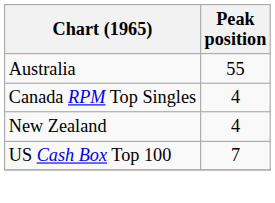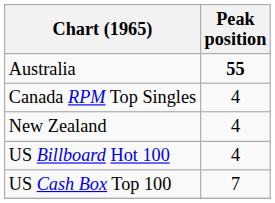(235, 68) normal -> (235, 68) bold
+ row: (89, 155)
